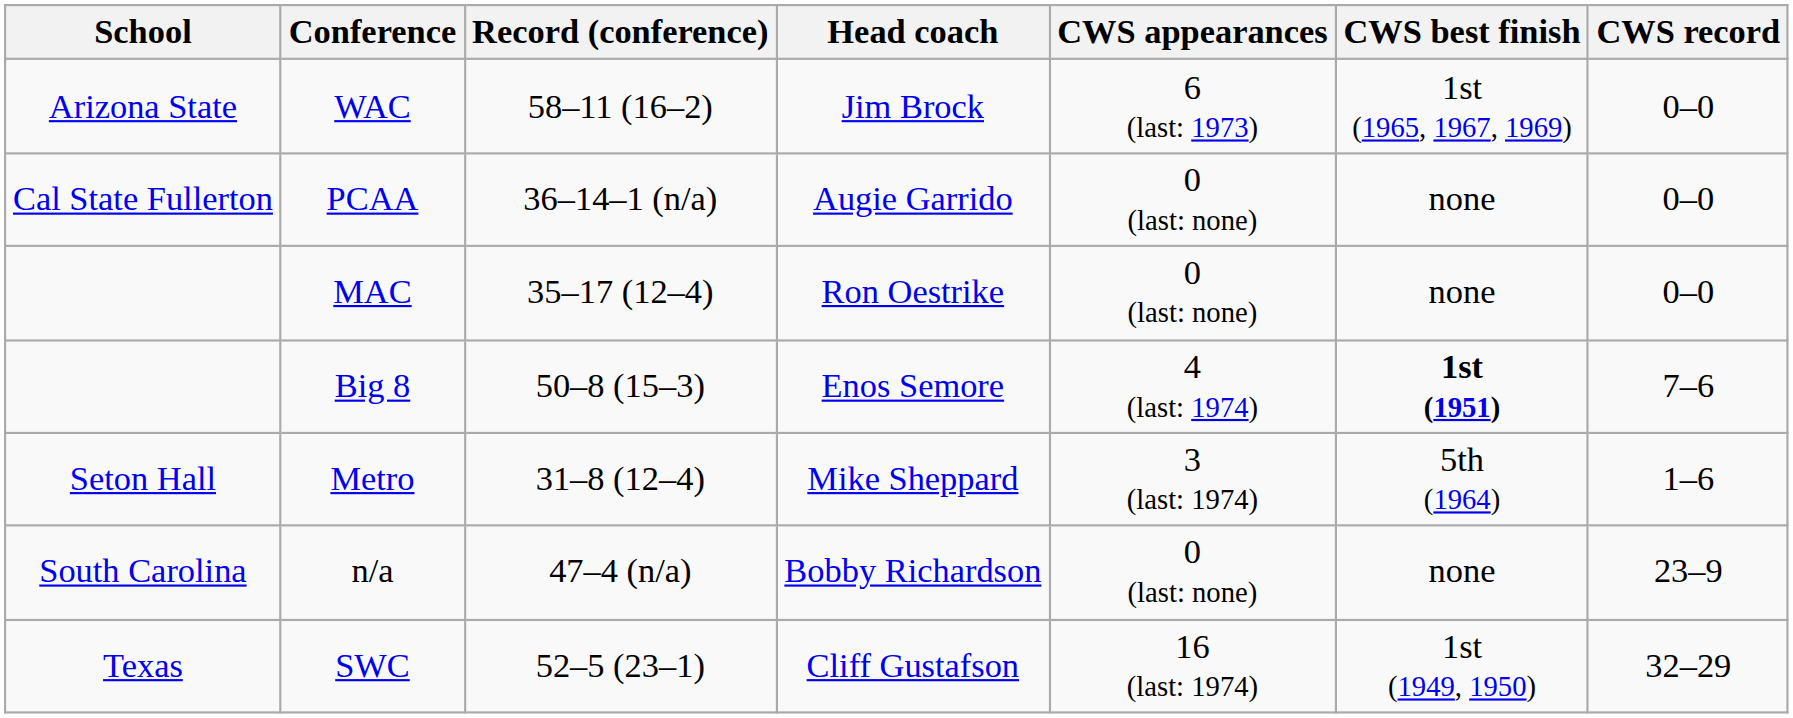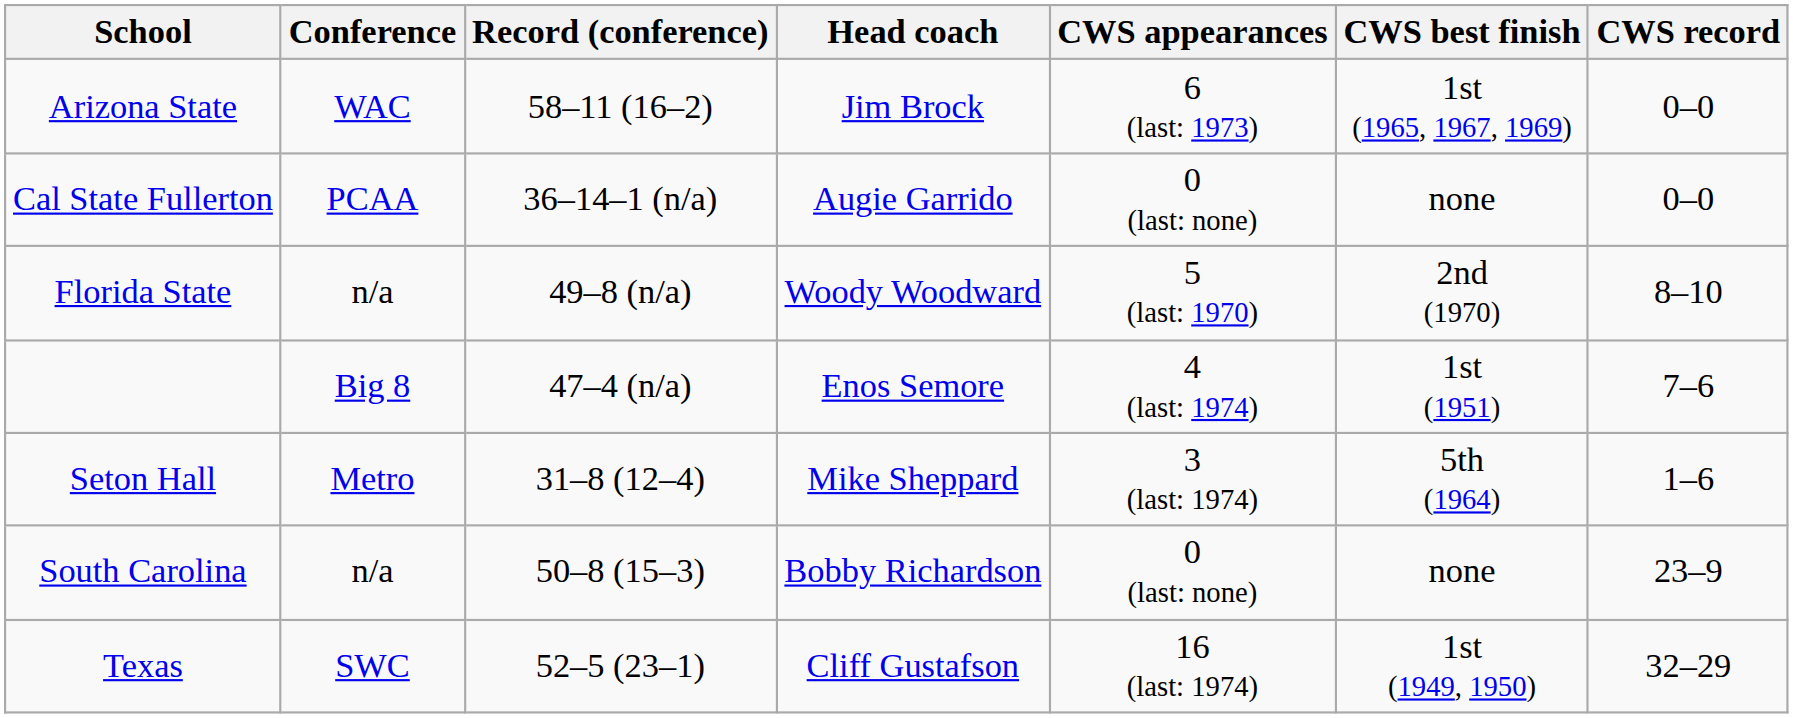- row: (913, 292)
+ row: (913, 292)
(620, 385) 50–8 (15–3) -> (620, 385) 47–4 (n/a)
(1462, 385) bold -> (1462, 385) normal
(620, 571) 47–4 (n/a) -> (620, 571) 50–8 (15–3)
